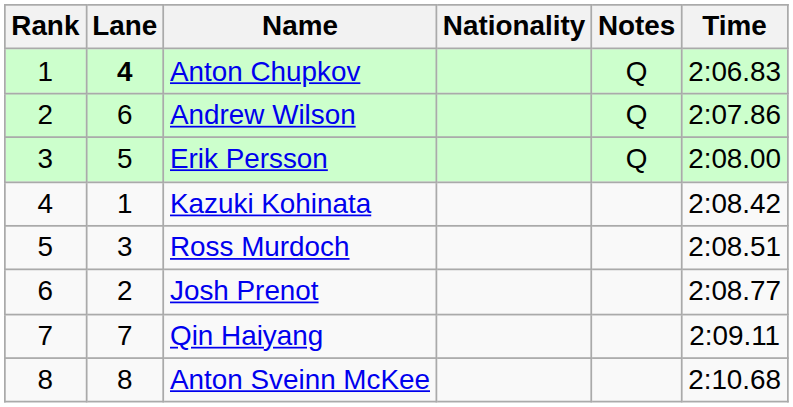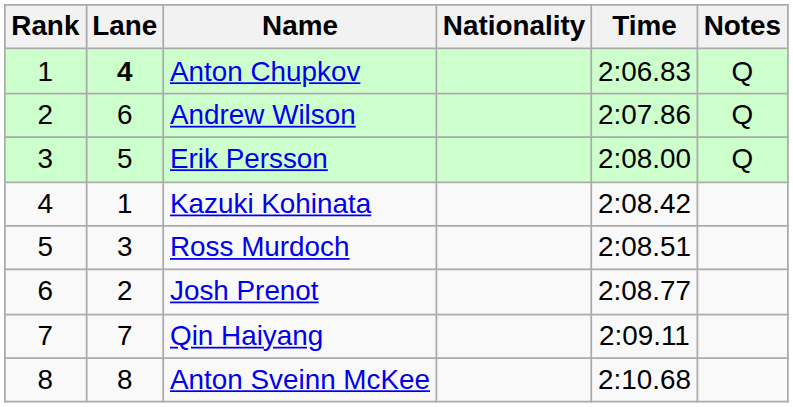columns swapped: (735, 26) <-> (637, 26)
